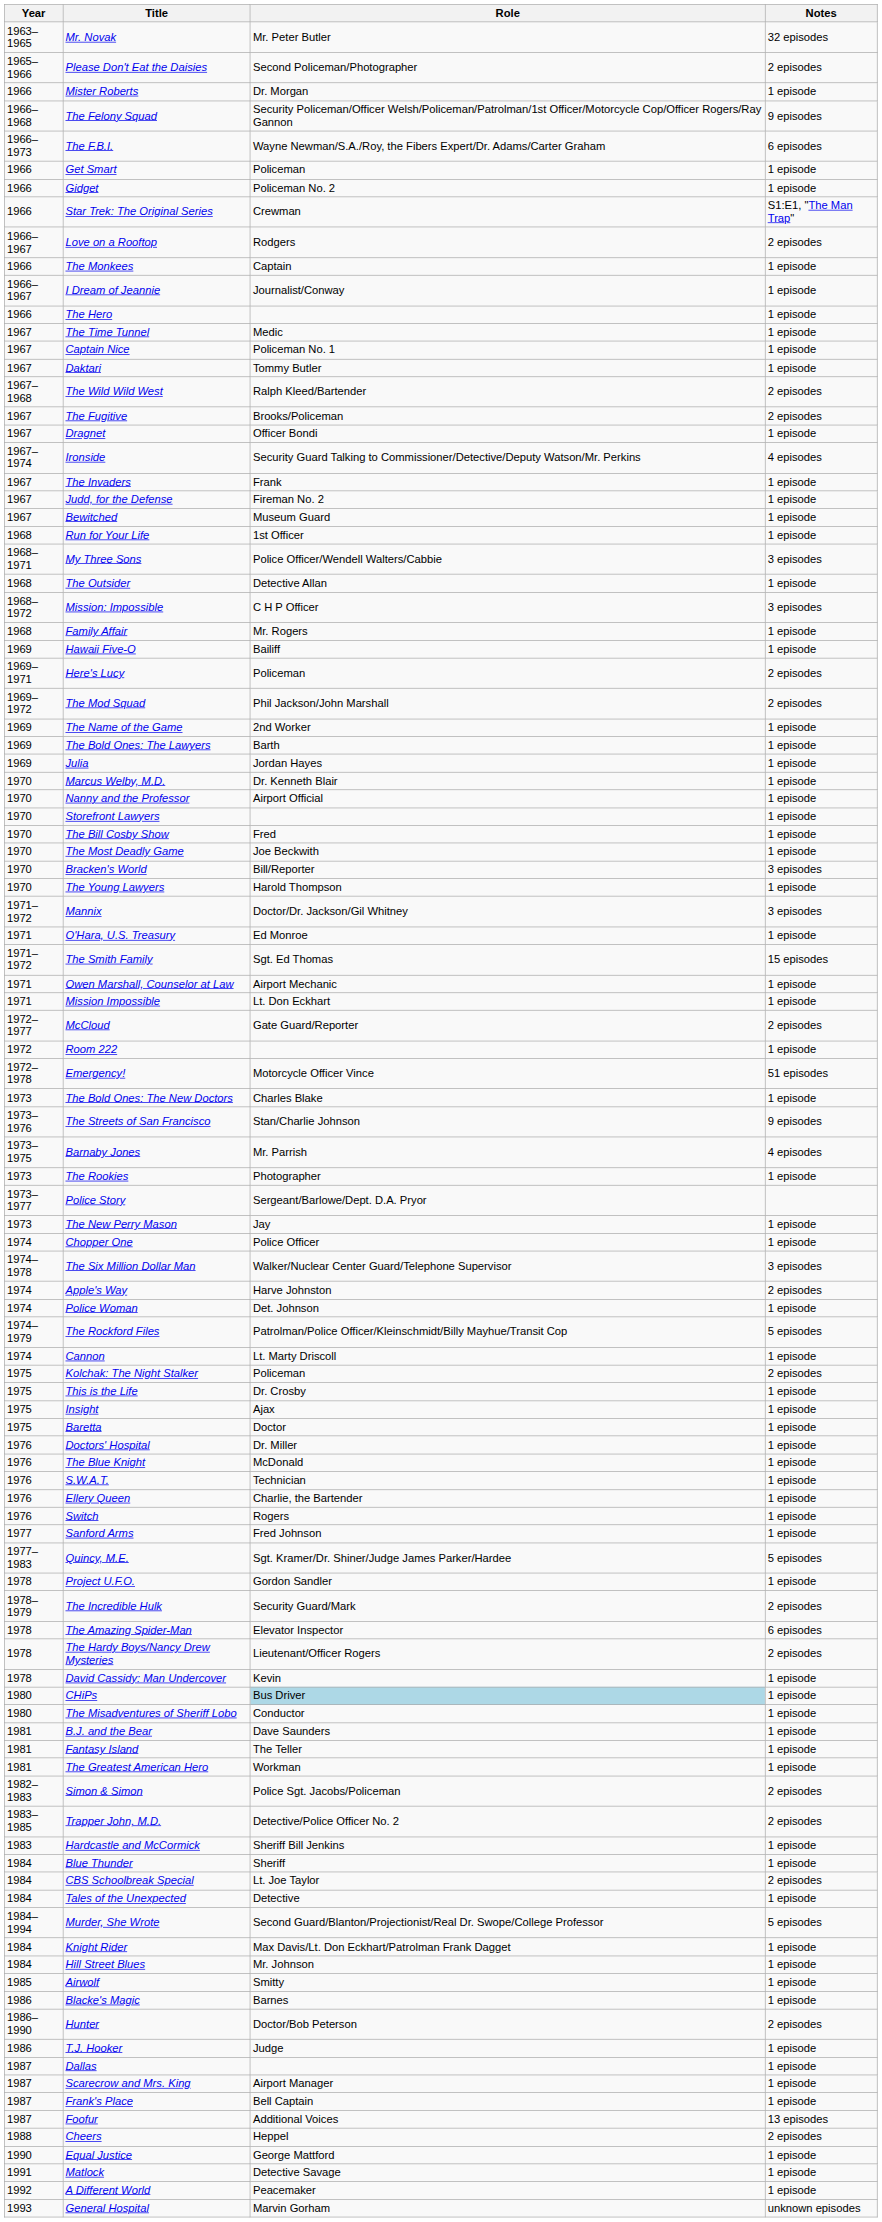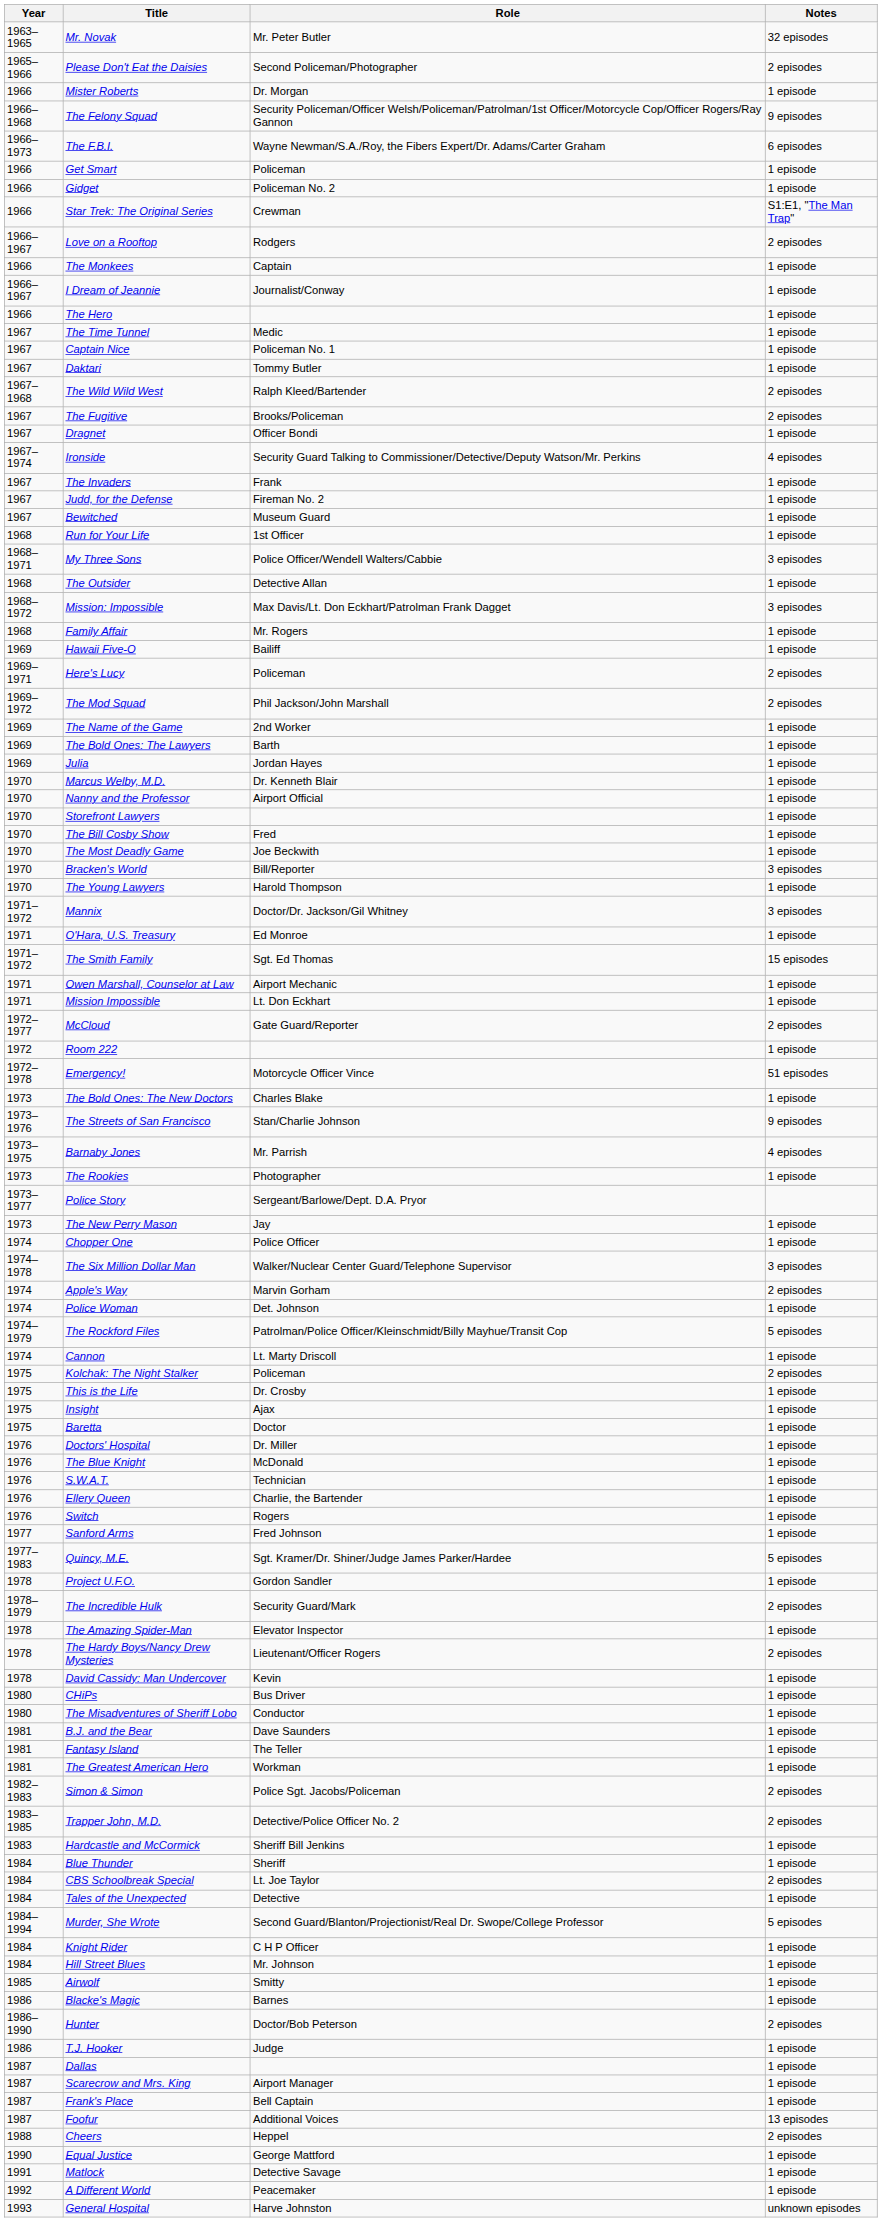(286, 607) C H P Officer -> (382, 607) Max Davis/Lt. Don Eckhart/Patrolman Frank Dagget
(292, 1290) Harve Johnston -> (292, 1290) Marvin Gorham
(795, 1630) 6 episodes -> (792, 1630) 1 episode
(279, 1696) lightblue background -> (279, 1696) no background
(382, 1947) Max Davis/Lt. Don Eckhart/Patrolman Frank Dagget -> (286, 1947) C H P Officer
(292, 2208) Marvin Gorham -> (292, 2208) Harve Johnston
